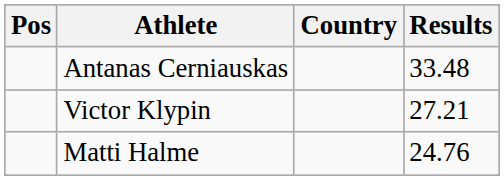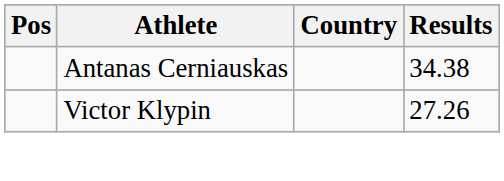(439, 68) 33.48 -> (439, 68) 34.38
(439, 110) 27.21 -> (439, 110) 27.26
- row: (131, 152)
